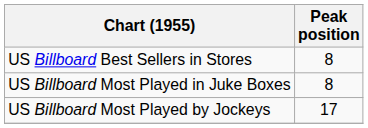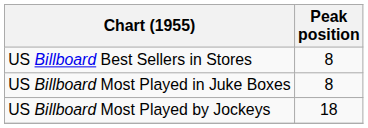(329, 110) 17 -> (329, 110) 18
